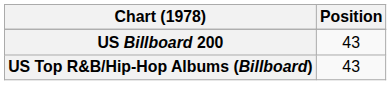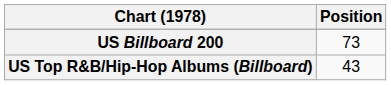(351, 42) 43 -> (351, 42) 73
